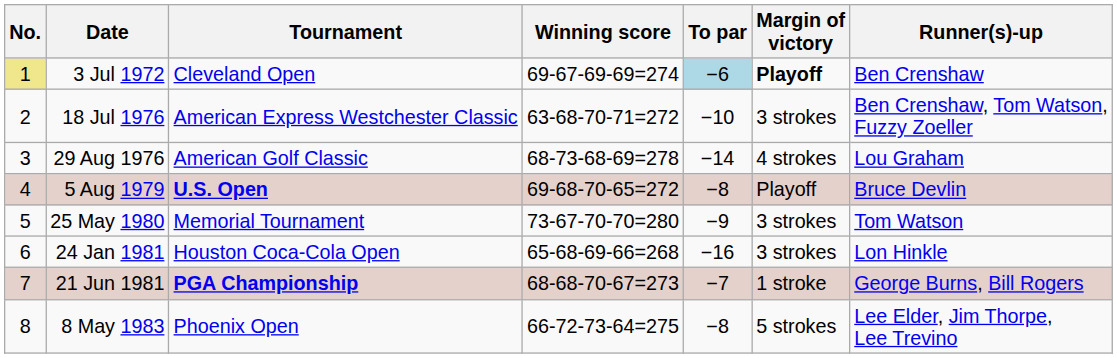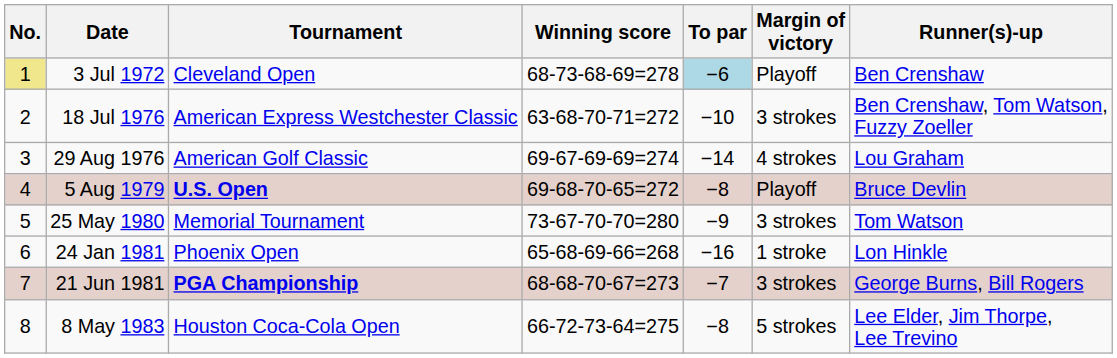(603, 74) 69-67-69-69=274 -> (603, 74) 68-73-68-69=278
(789, 74) bold -> (786, 74) normal
(603, 159) 68-73-68-69=278 -> (603, 159) 69-67-69-69=274
(287, 252) Houston Coca-Cola Open -> (236, 252) Phoenix Open
(796, 252) 3 strokes -> (791, 252) 1 stroke
(791, 284) 1 stroke -> (796, 284) 3 strokes
(236, 326) Phoenix Open -> (287, 326) Houston Coca-Cola Open
